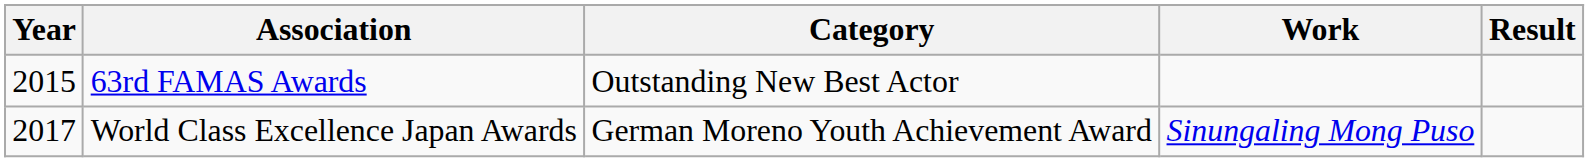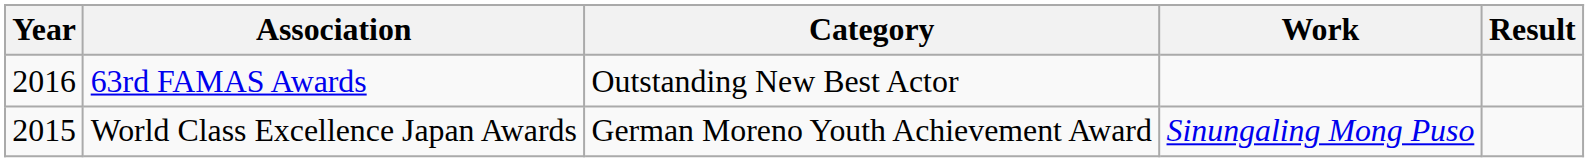(44, 80) 2015 -> (44, 80) 2016
(44, 130) 2017 -> (44, 130) 2015
